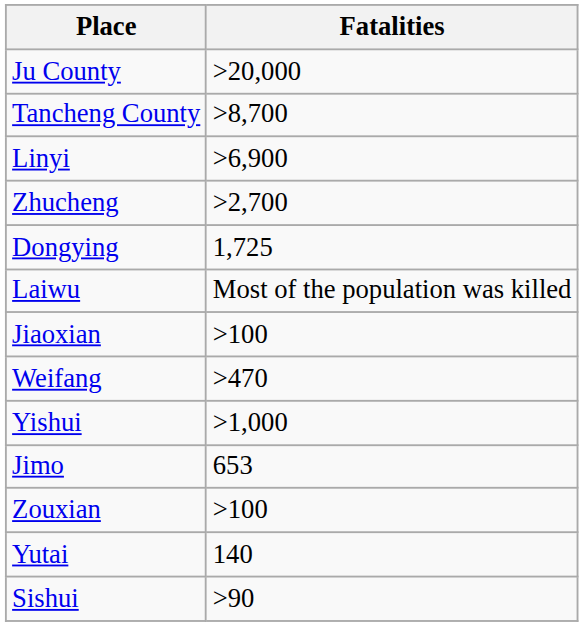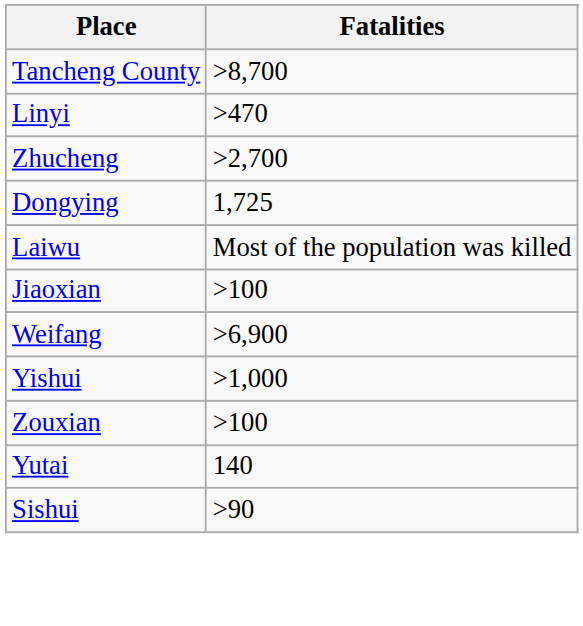- row: (66, 70)
(250, 158) >6,900 -> (240, 114) >470
(240, 377) >470 -> (250, 334) >6,900
- row: (38, 465)
